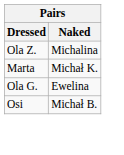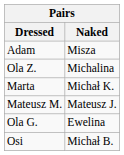+ row: (21, 50)
+ row: (35, 104)
